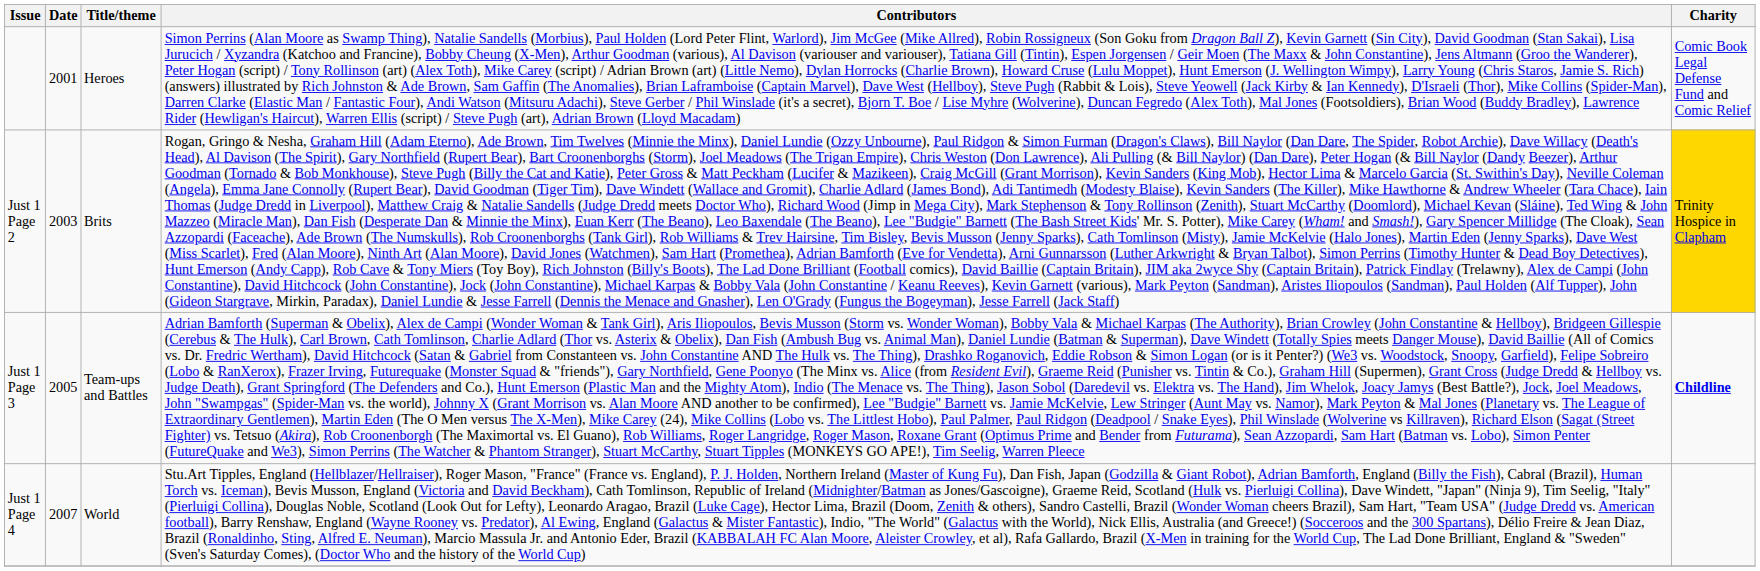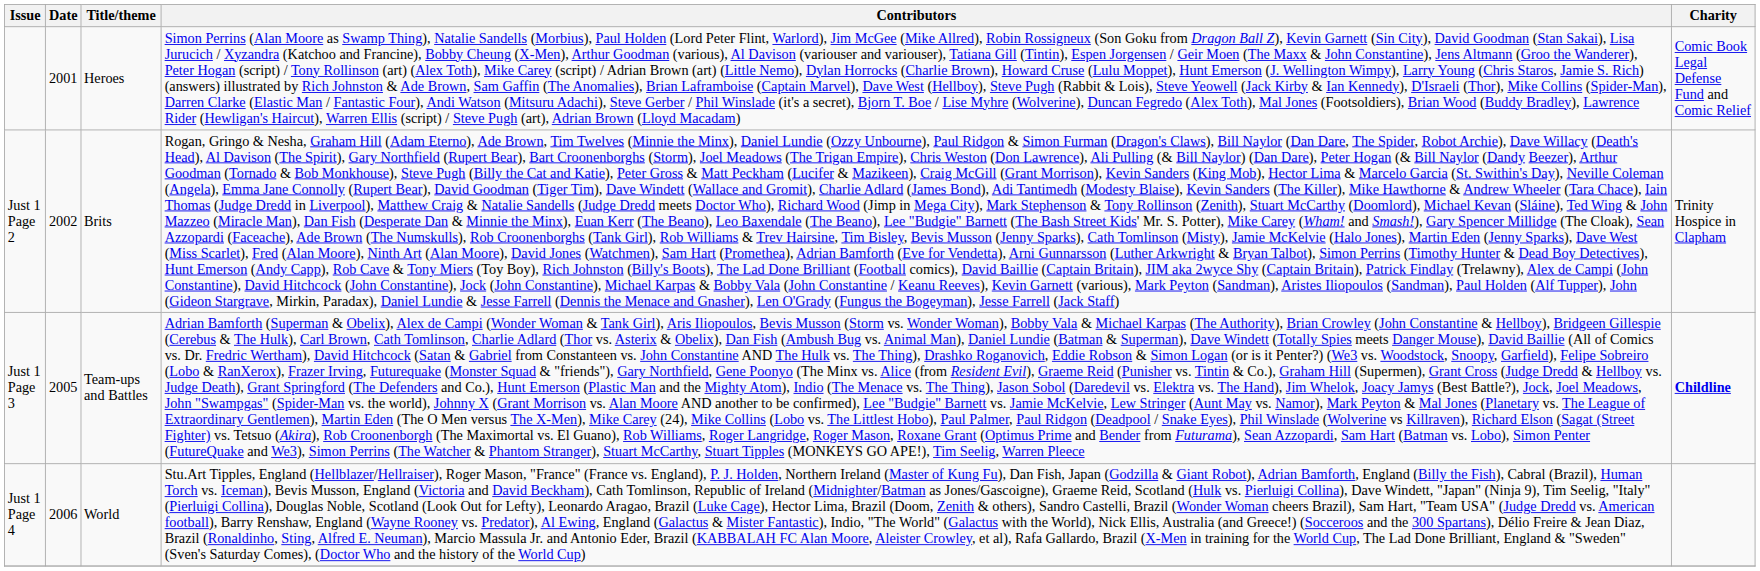(63, 221) 2003 -> (63, 221) 2002
(1705, 221) gold background -> (1705, 221) no background
(63, 514) 2007 -> (63, 514) 2006
